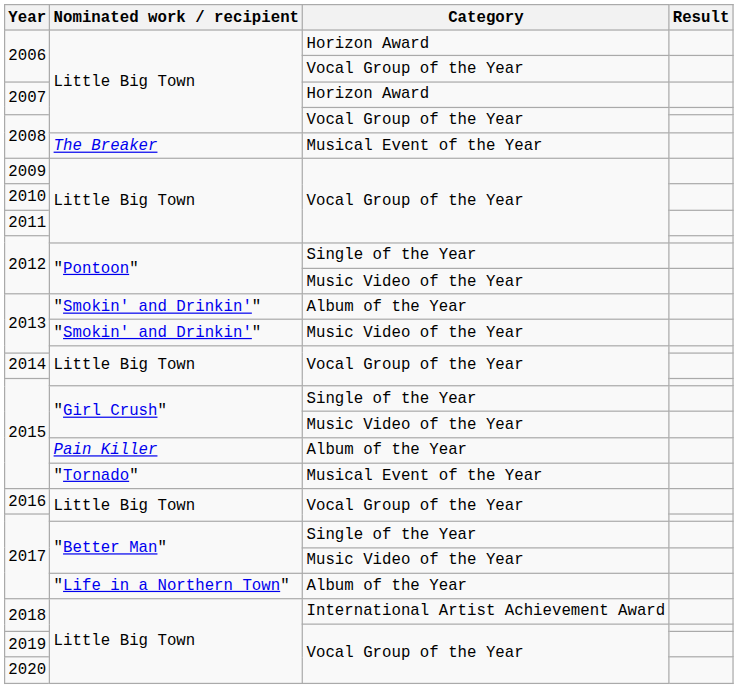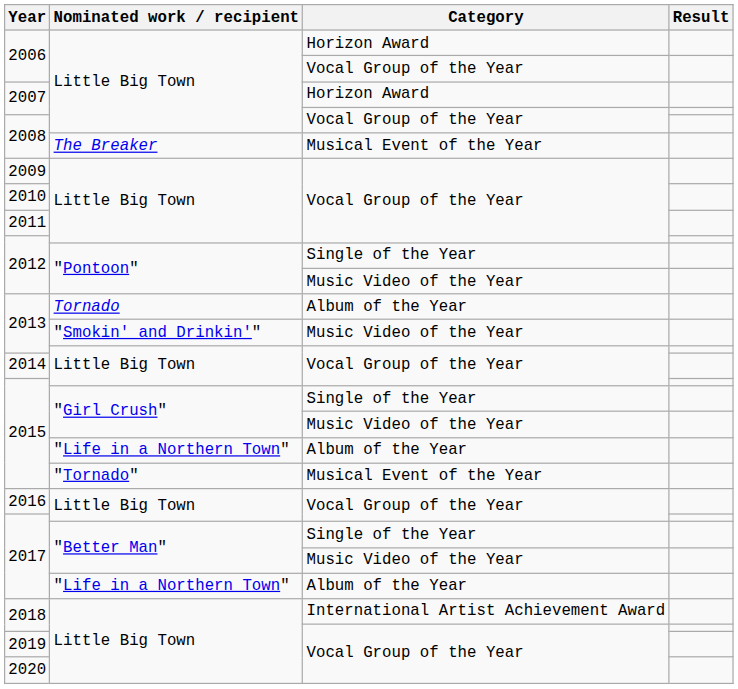(157, 307) "Smokin' and Drinkin'" -> (87, 307) Tornado
(106, 450) Pain Killer -> (172, 450) "Life in a Northern Town"
